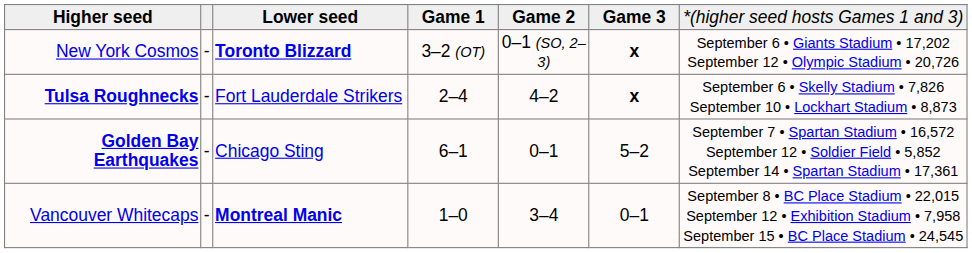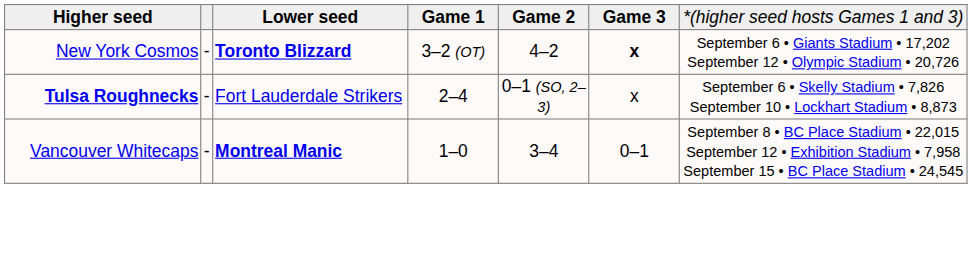(544, 51) 0–1 (SO, 2–3) -> (544, 51) 4–2
(544, 96) 4–2 -> (544, 96) 0–1 (SO, 2–3)
(634, 96) bold -> (634, 96) normal
- row: (146, 151)
